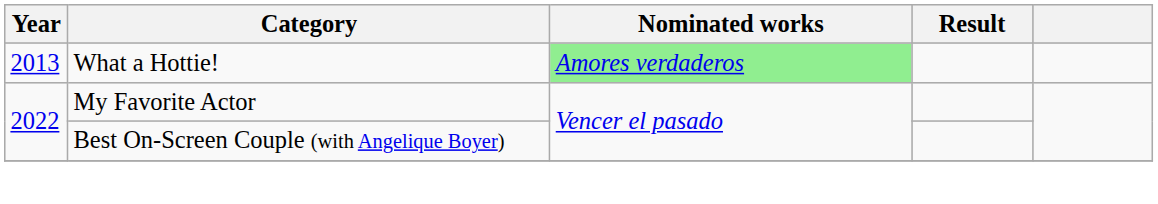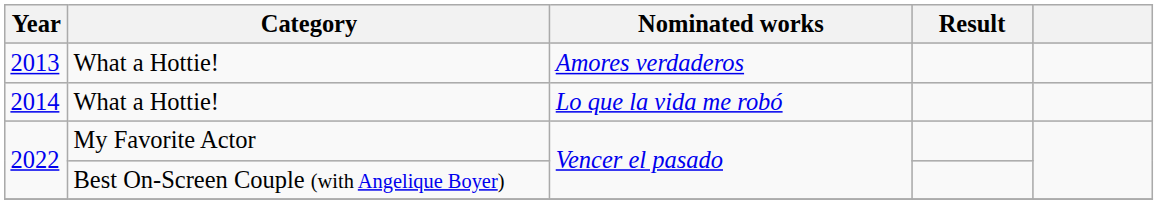(650, 62) lightgreen background -> (650, 62) no background
+ row: (35, 101)
